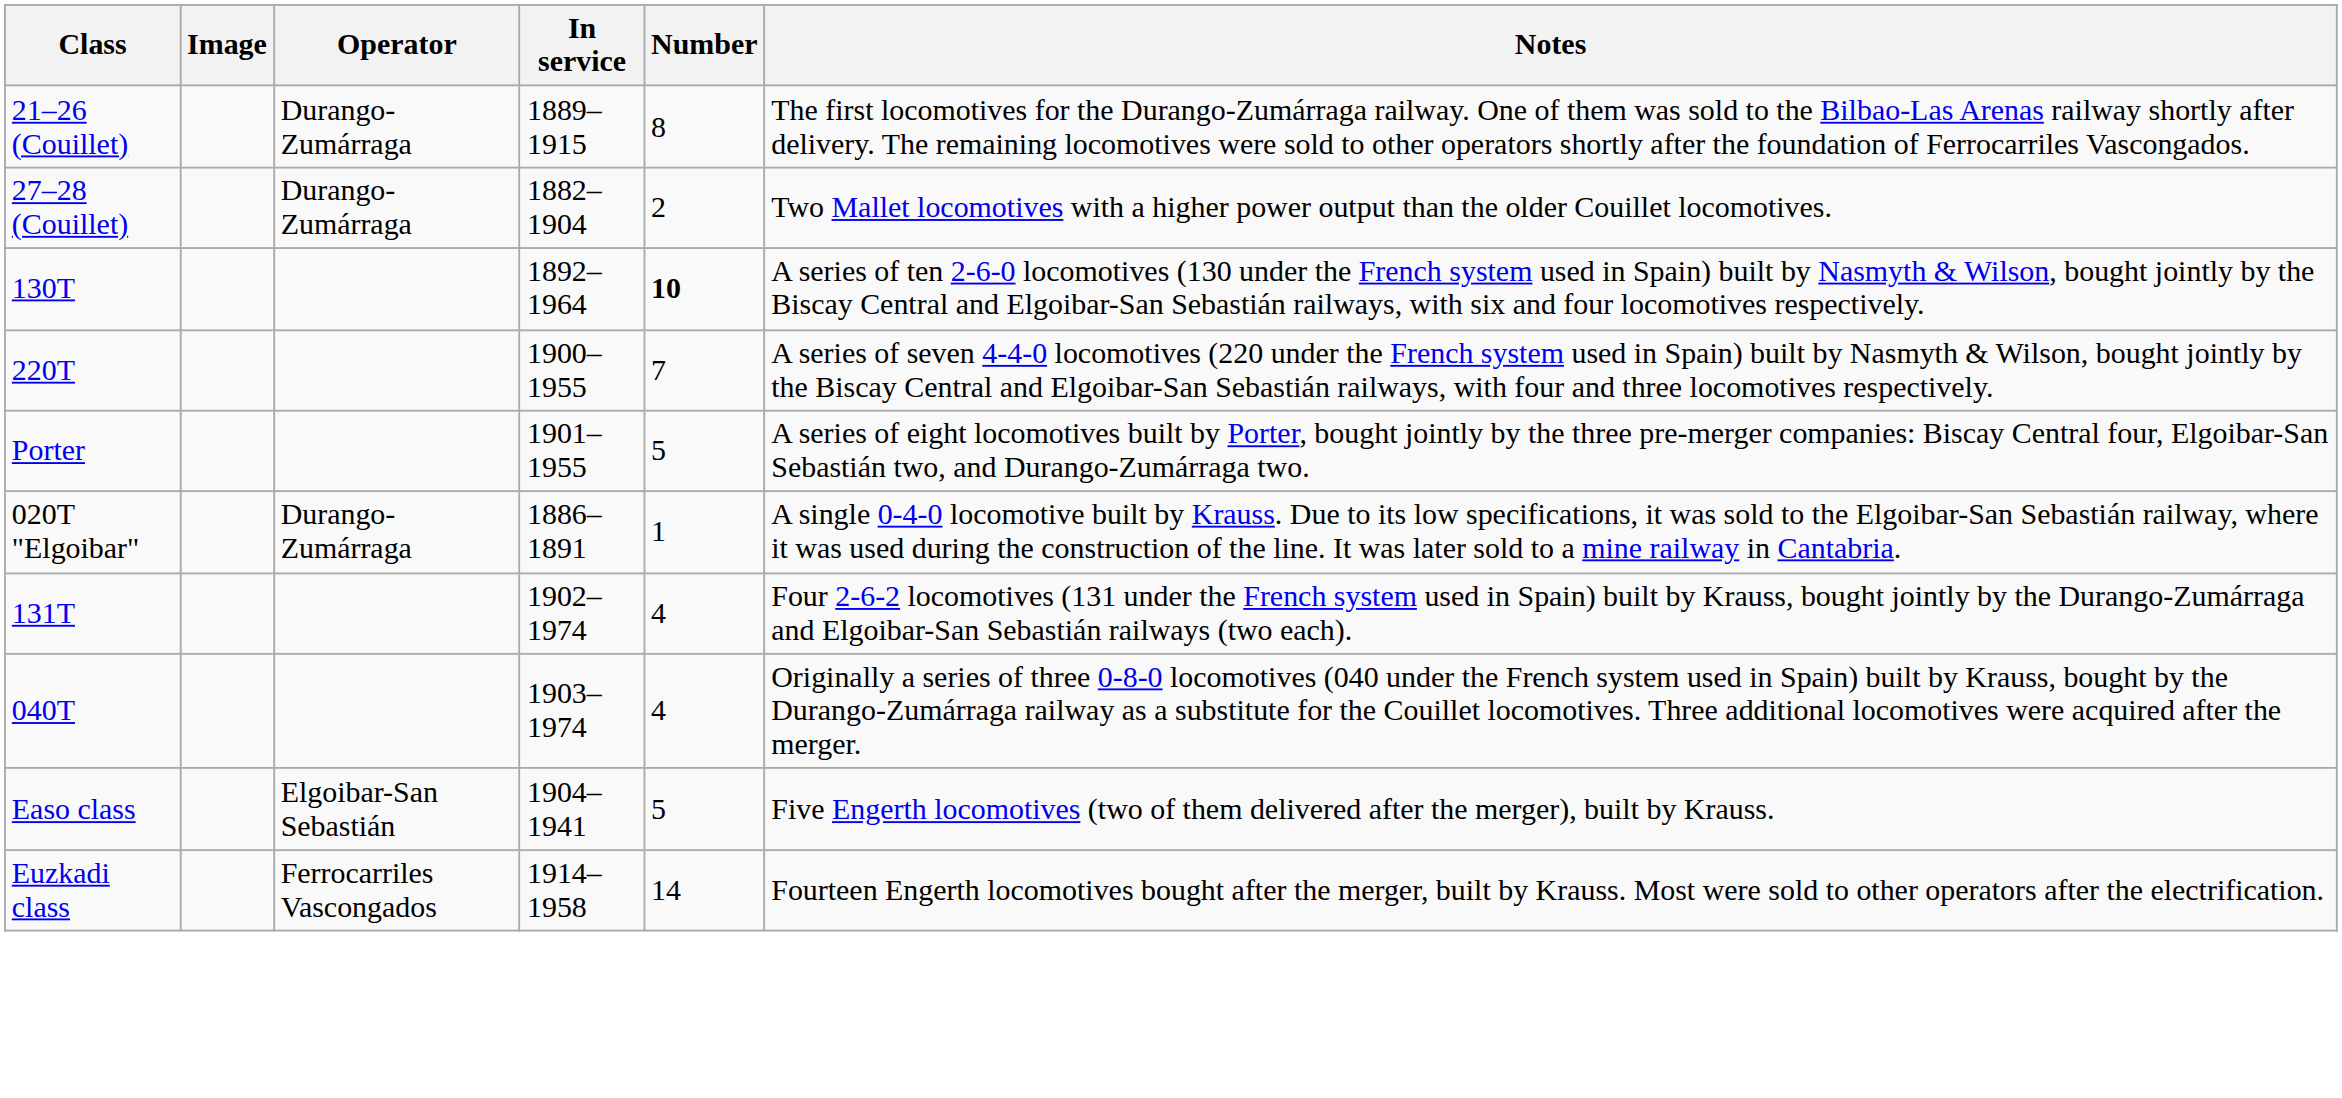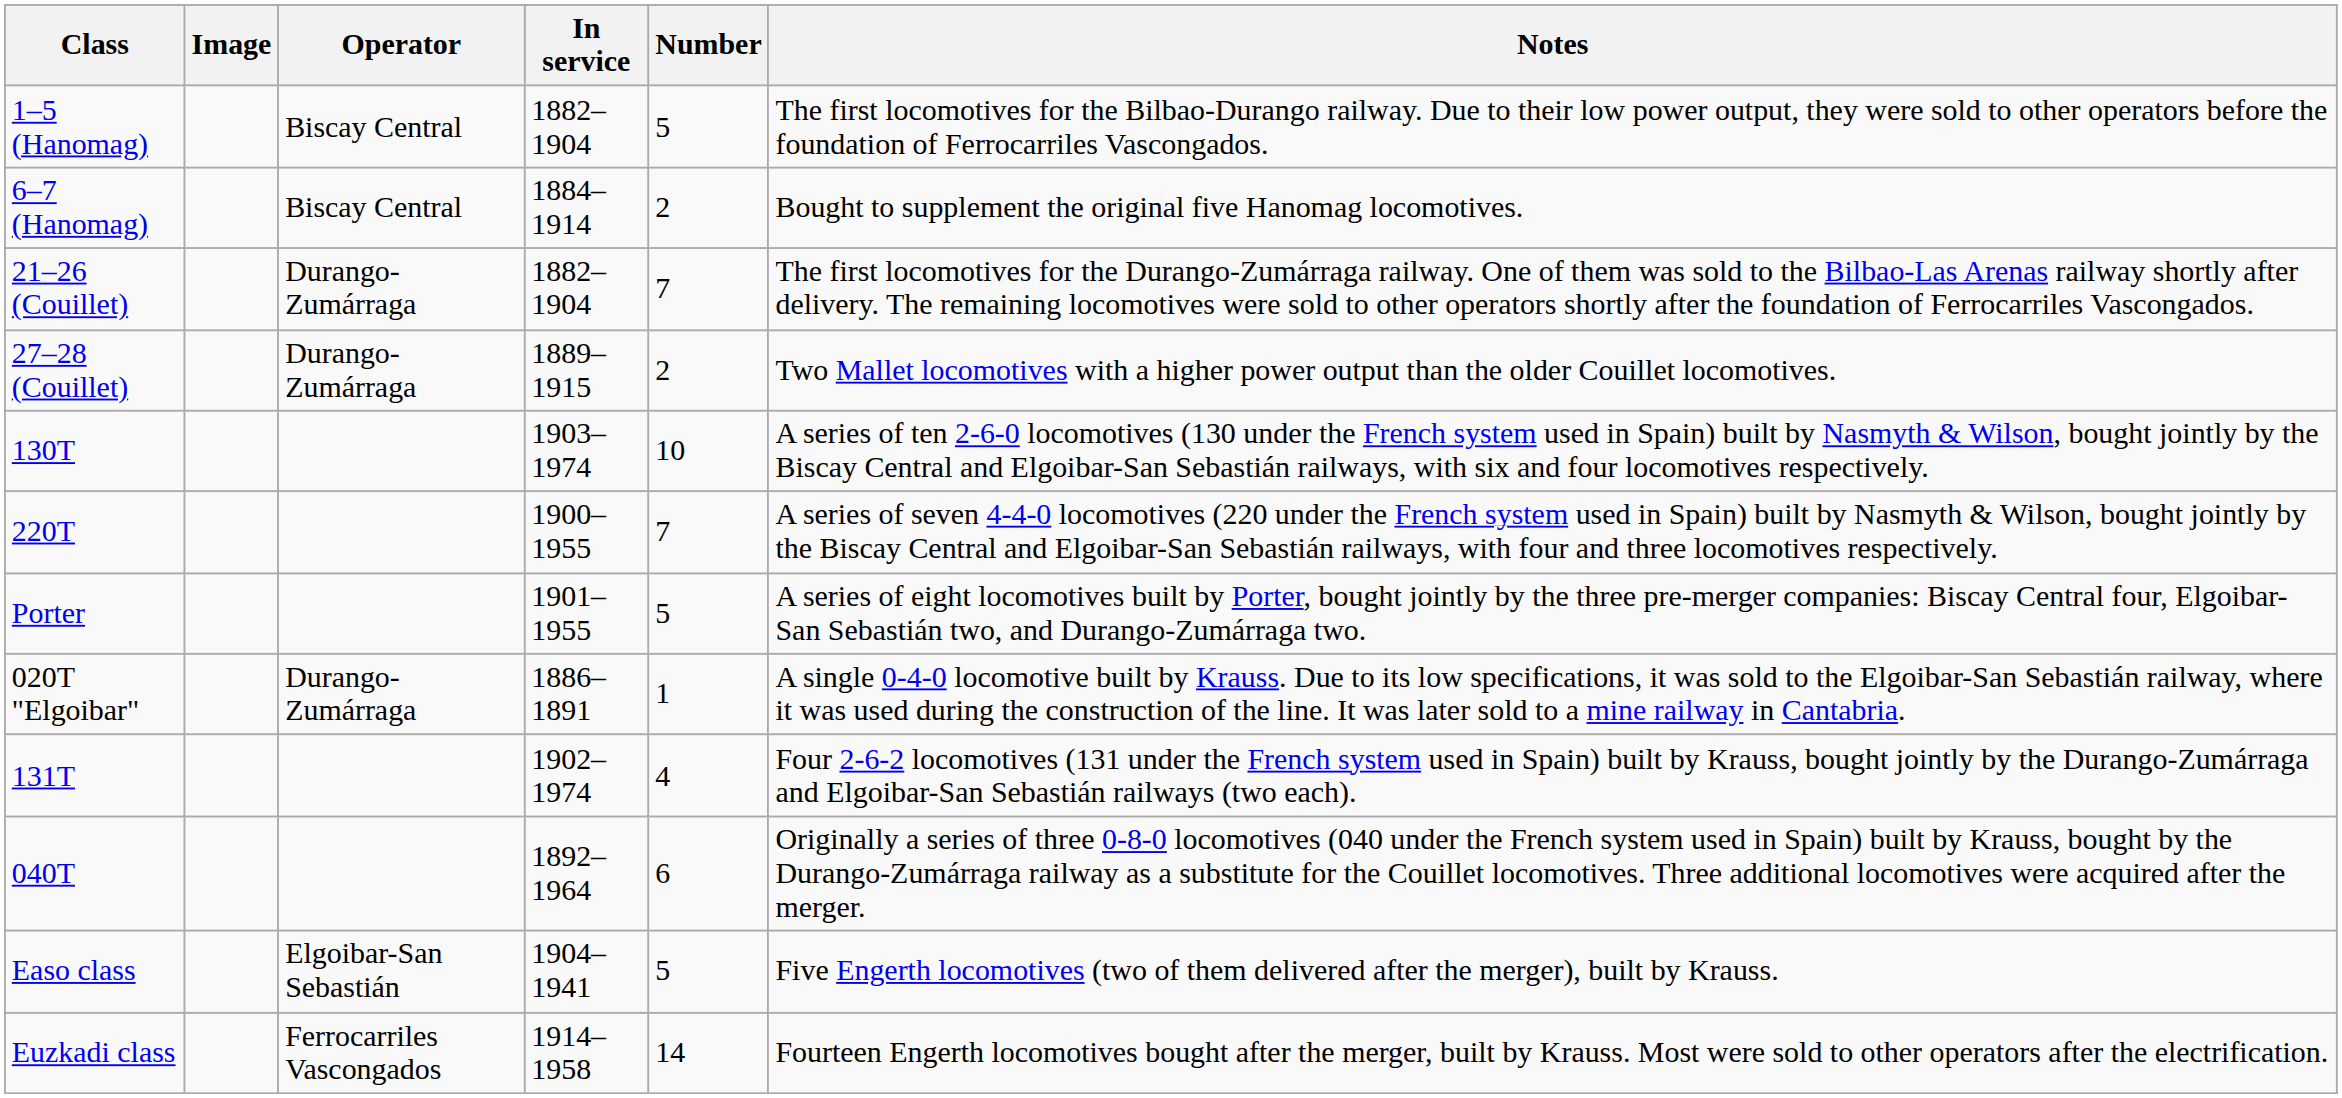+ row: (80, 126)
+ row: (80, 207)
(564, 126) 1889–1915 -> (569, 288) 1882–1904
(659, 126) 8 -> (663, 288) 7
(564, 207) 1882–1904 -> (569, 369) 1889–1915
(564, 288) 1892–1964 -> (569, 450) 1903–1974
(666, 288) bold -> (670, 450) normal
(564, 710) 1903–1974 -> (569, 872) 1892–1964
(659, 710) 4 -> (663, 872) 6
